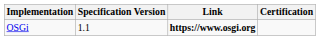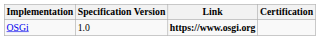(84, 27) 1.1 -> (84, 27) 1.0
